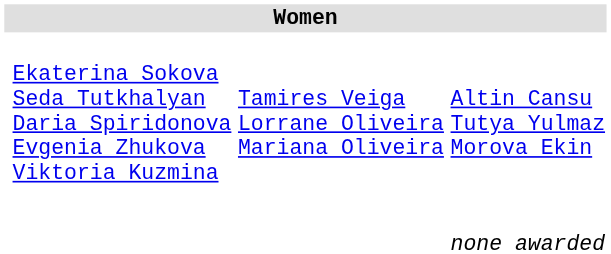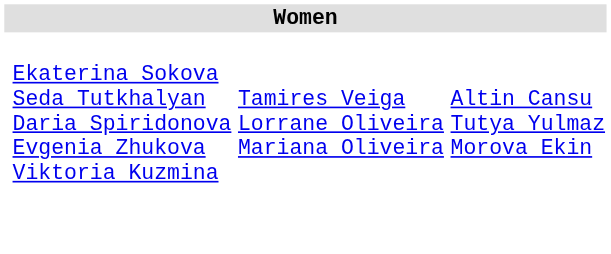- row: (122, 244)
